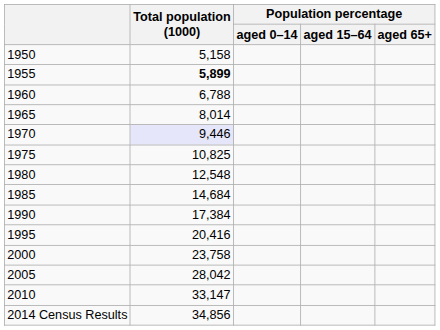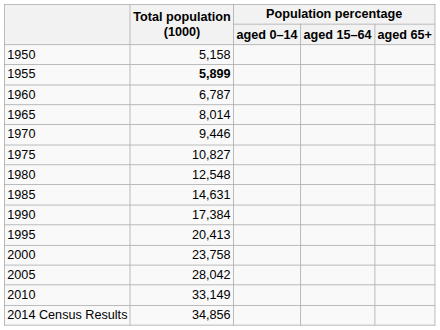(215, 94) 6,788 -> (215, 94) 6,787
(215, 134) lavender background -> (215, 134) no background
(211, 154) 10,825 -> (211, 154) 10,827
(211, 194) 14,684 -> (211, 194) 14,631
(211, 235) 20,416 -> (211, 235) 20,413
(211, 295) 33,147 -> (211, 295) 33,149
